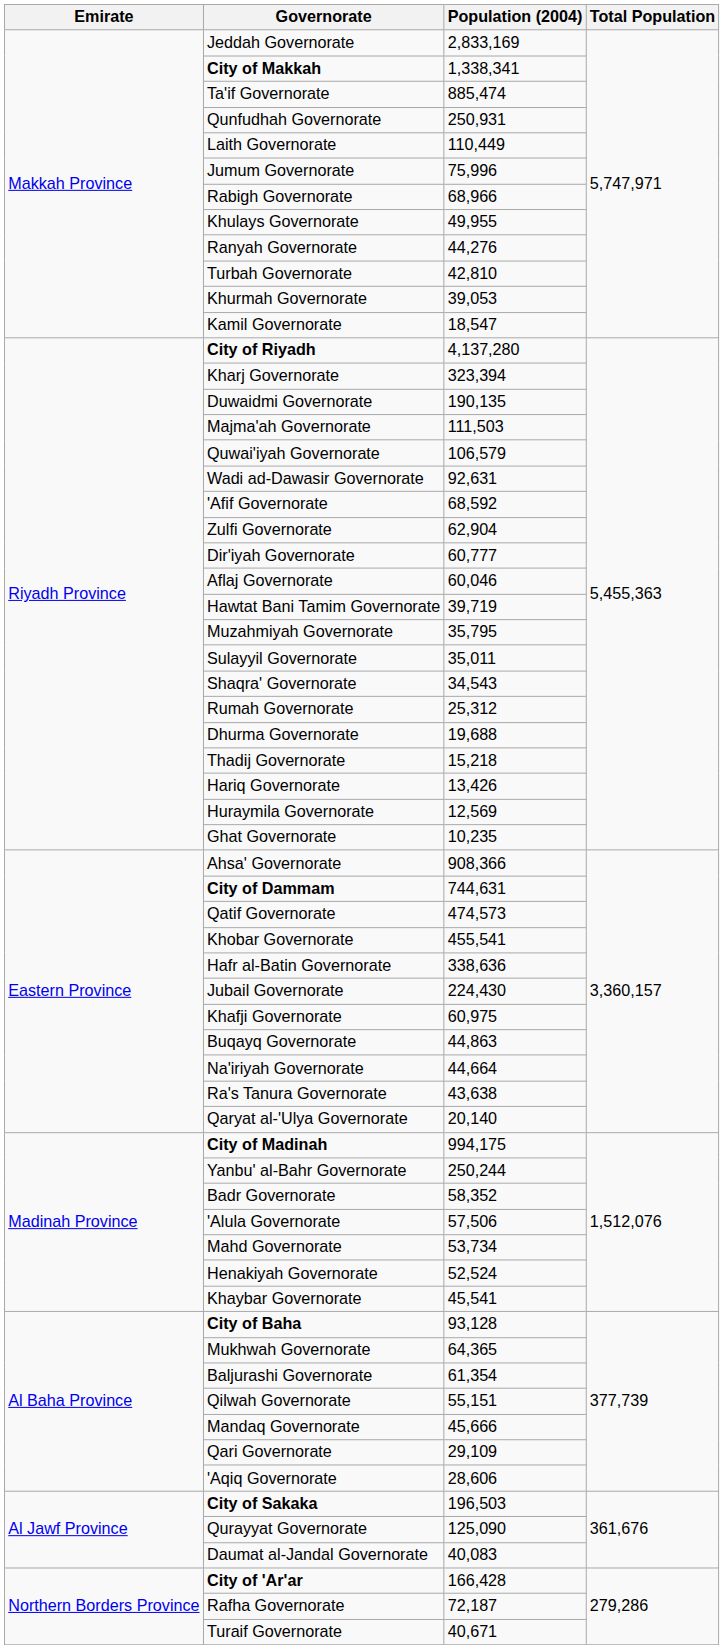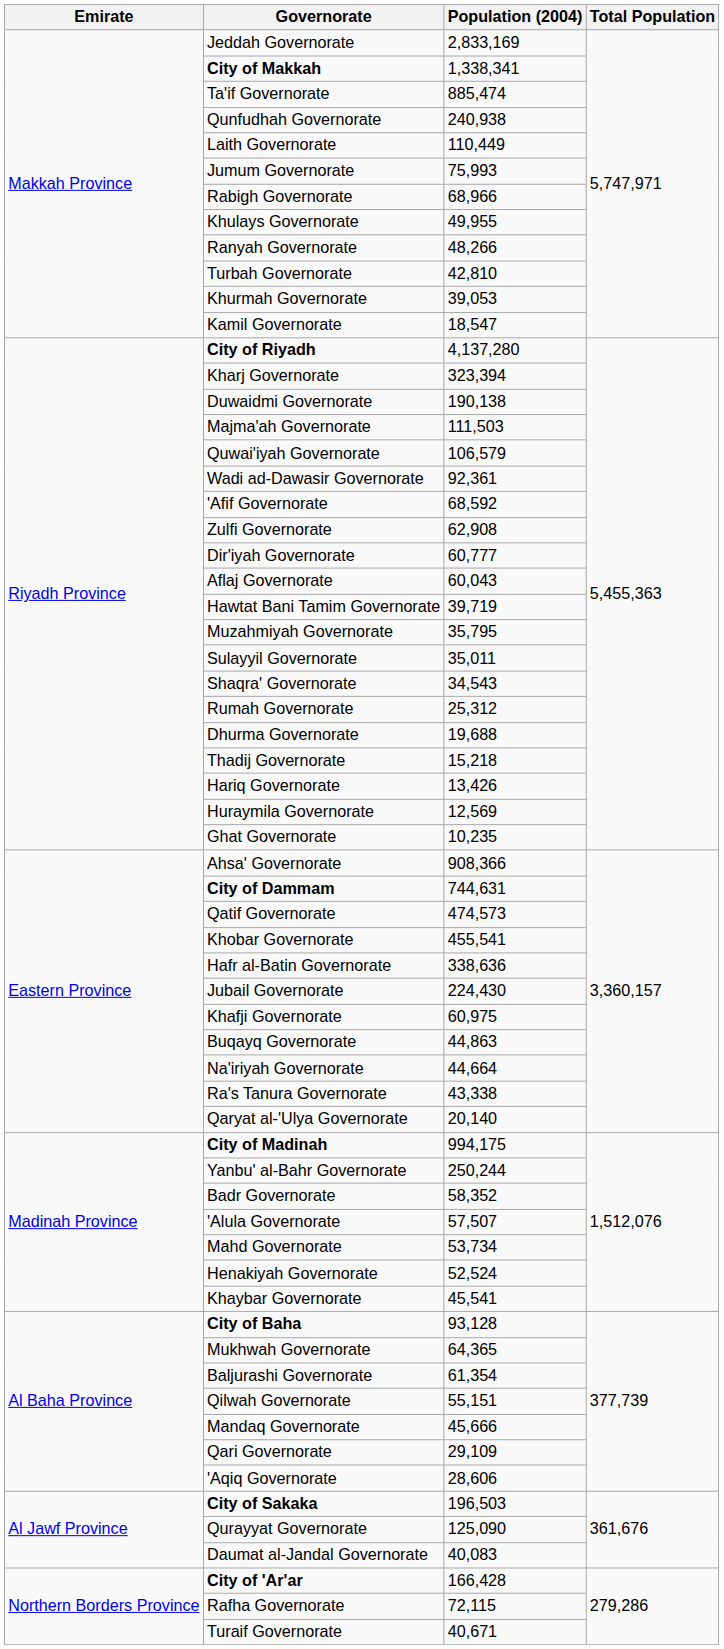(477, 119) 250,931 -> (477, 119) 240,938
(472, 171) 75,996 -> (472, 171) 75,993
(472, 247) 44,276 -> (472, 247) 48,266
(477, 401) 190,135 -> (477, 401) 190,138
(472, 478) 92,631 -> (472, 478) 92,361
(472, 529) 62,904 -> (472, 529) 62,908
(472, 581) 60,046 -> (472, 581) 60,043
(472, 1093) 43,638 -> (472, 1093) 43,338
(472, 1221) 57,506 -> (472, 1221) 57,507
(472, 1606) 72,187 -> (472, 1606) 72,115
